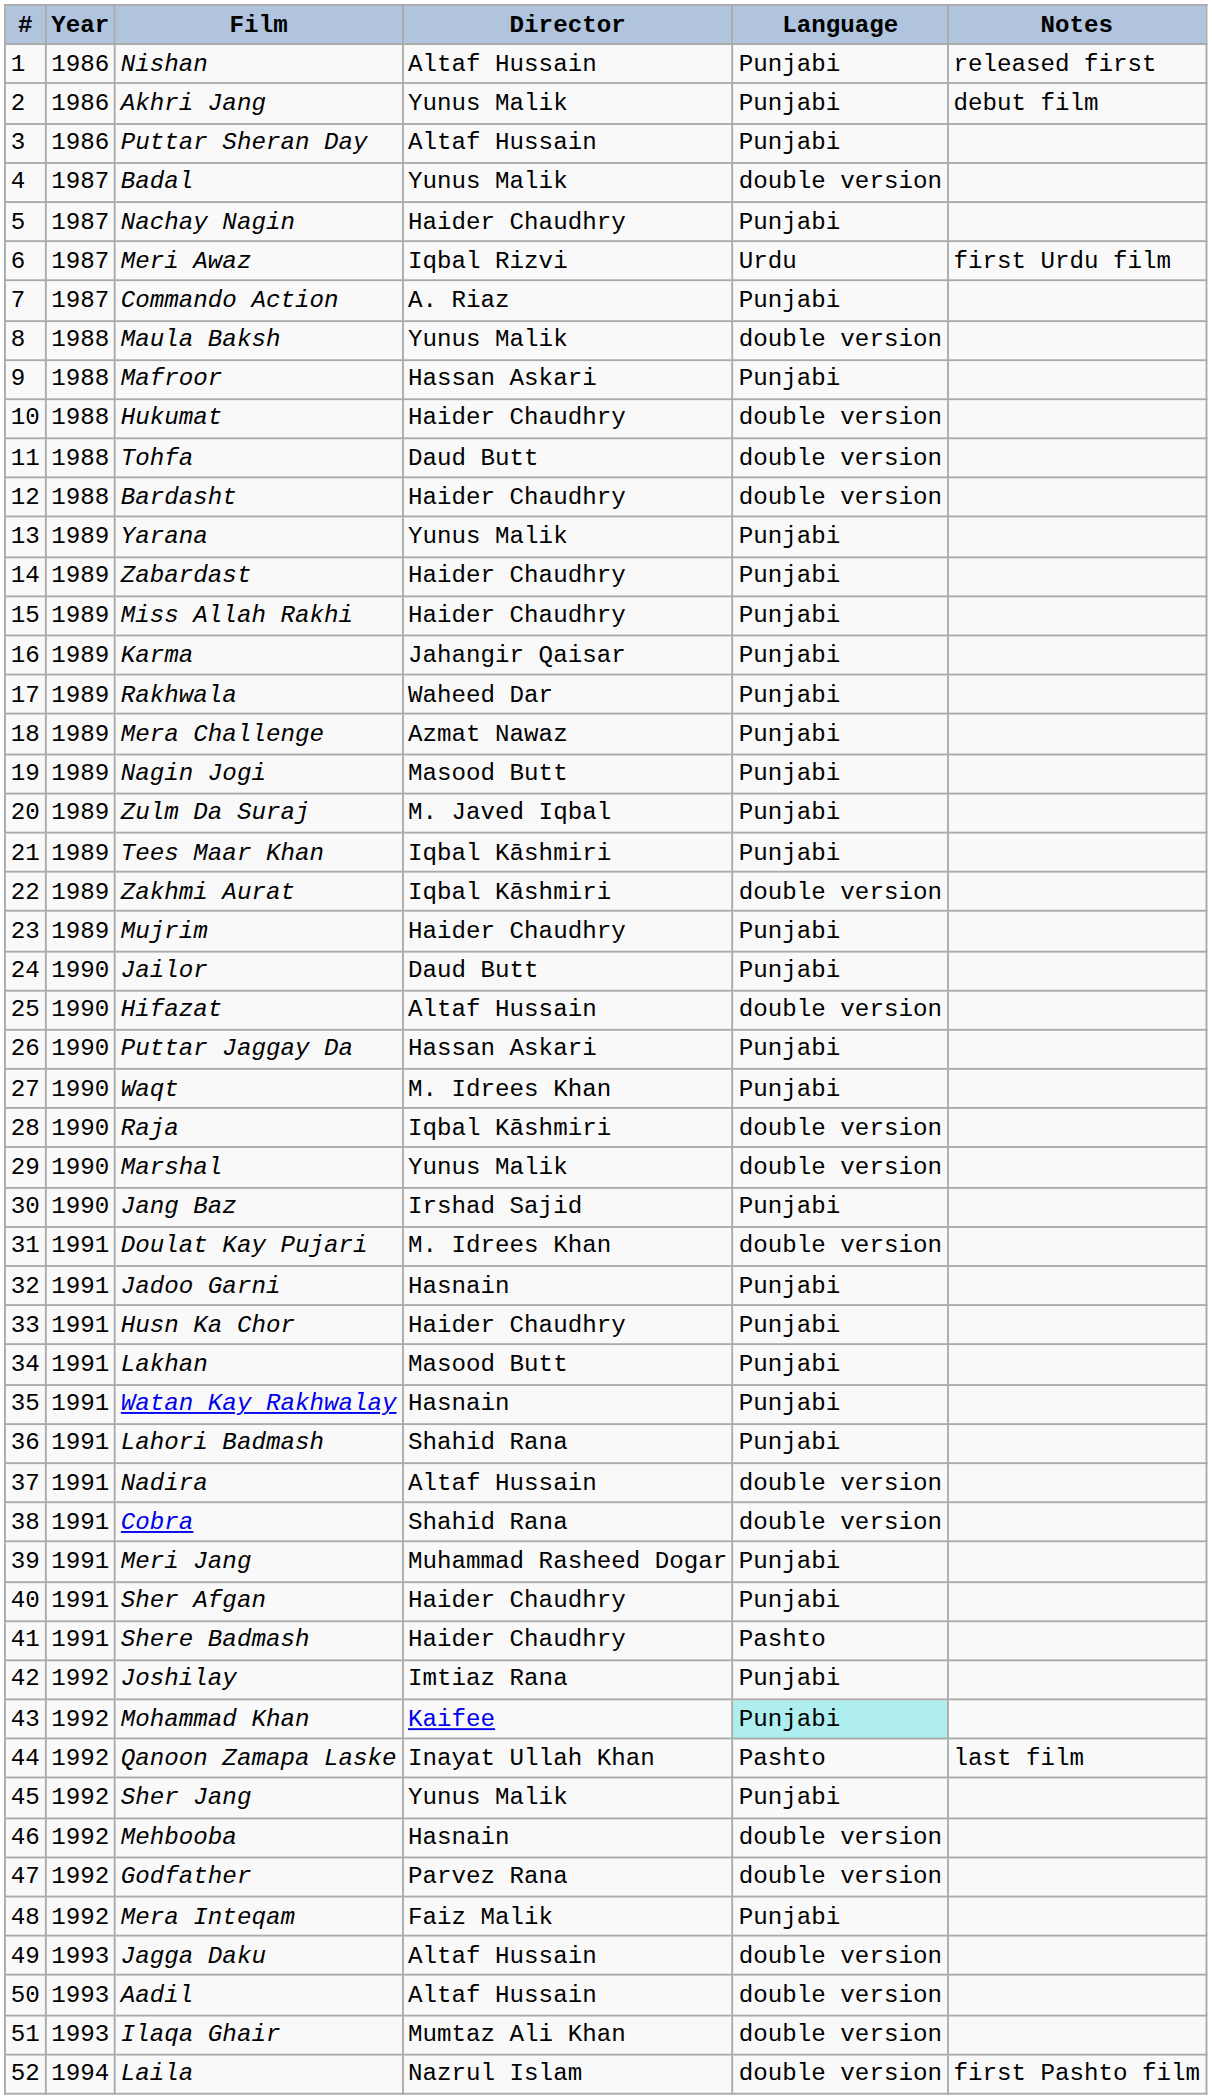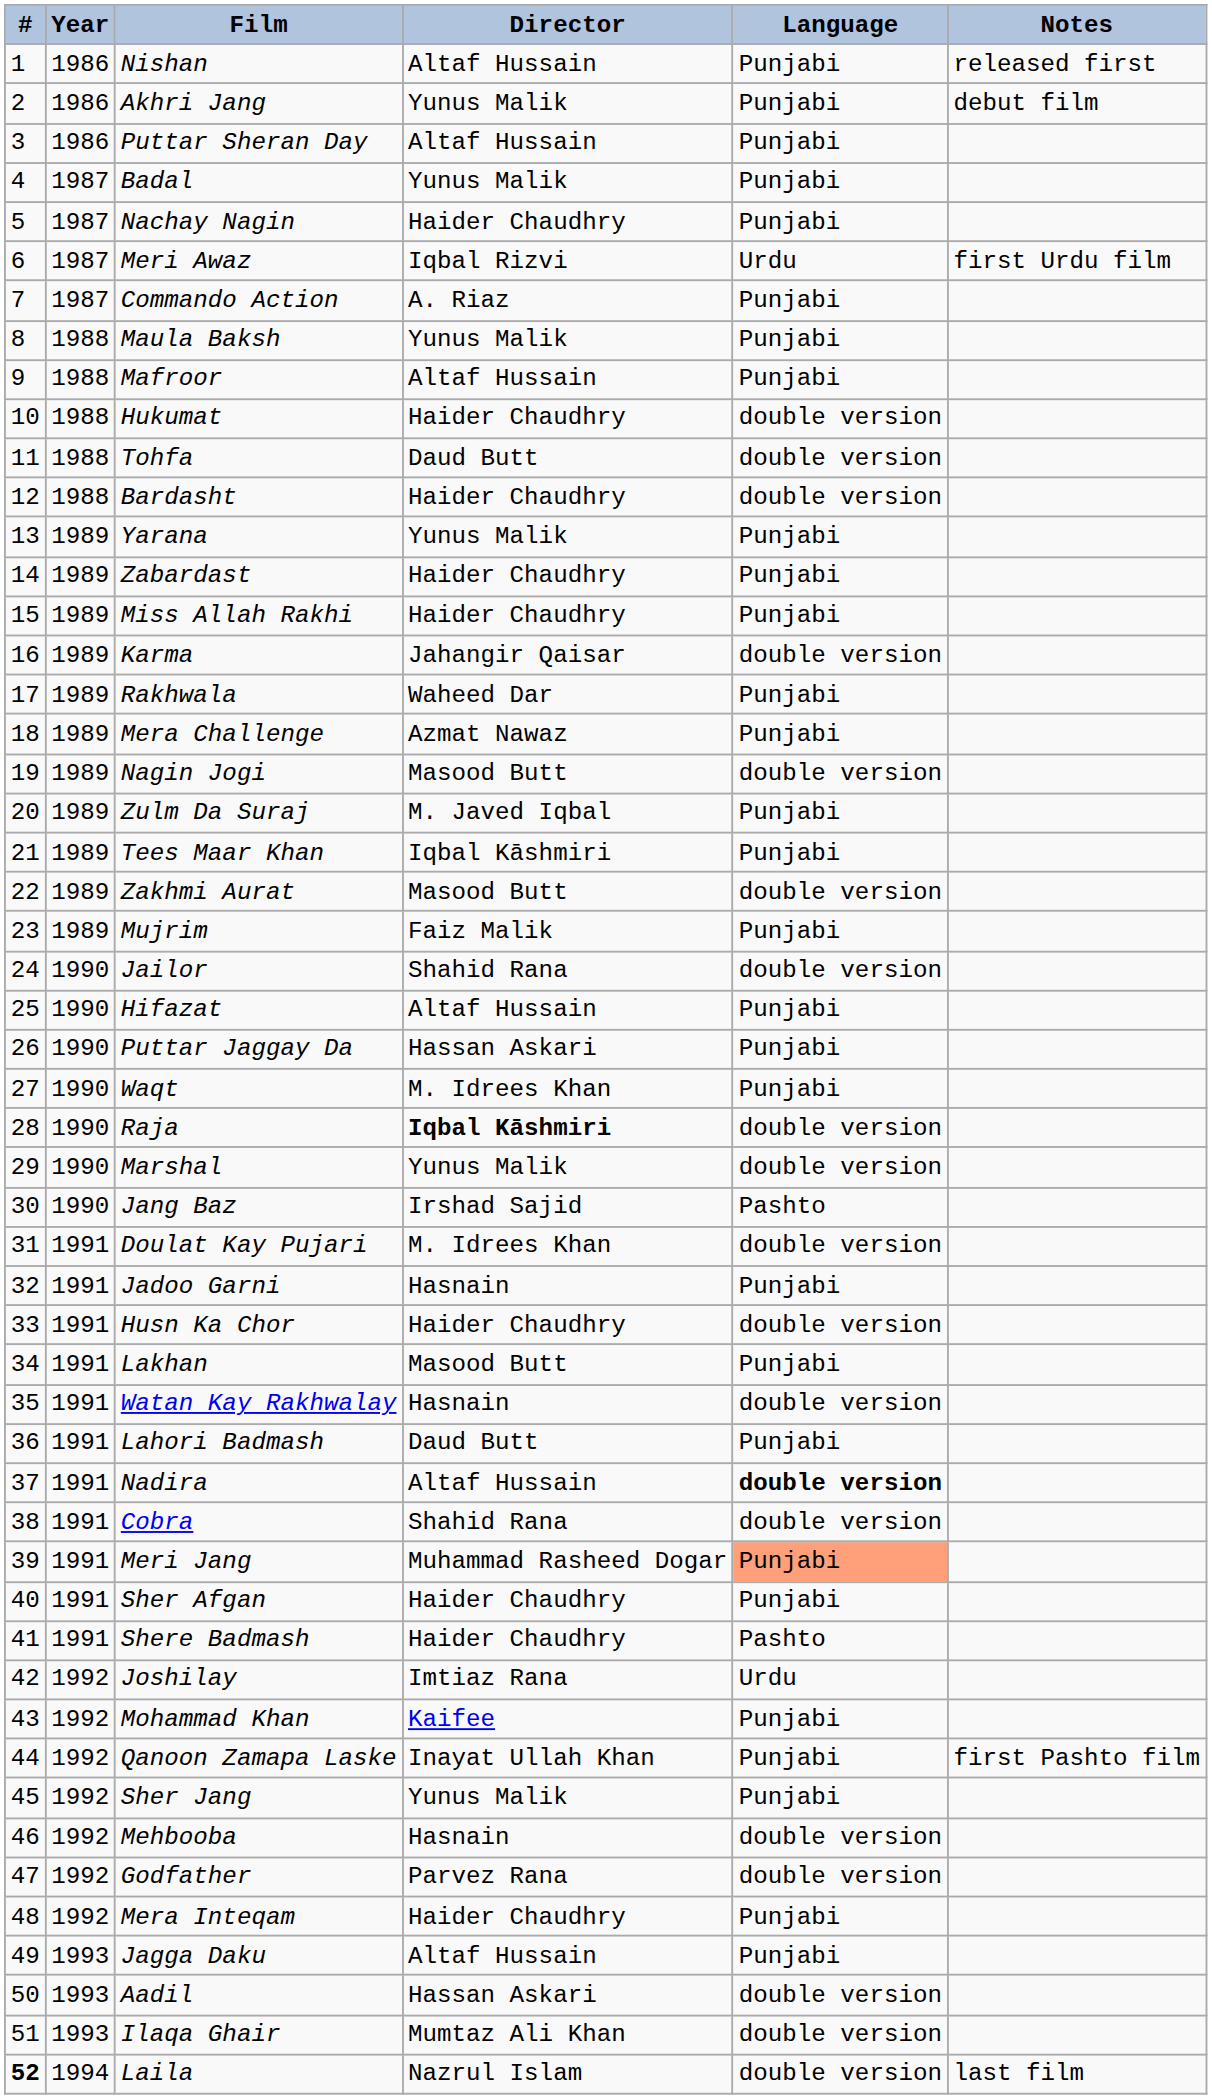(840, 182) double version -> (790, 182) Punjabi
(840, 340) double version -> (790, 340) Punjabi
(502, 379) Hassan Askari -> (502, 379) Altaf Hussain
(790, 655) Punjabi -> (840, 655) double version
(790, 773) Punjabi -> (840, 773) double version
(510, 892) Iqbal Kāshmiri -> (488, 892) Masood Butt
(517, 931) Haider Chaudhry -> (481, 931) Faiz Malik
(473, 970) Daud Butt -> (488, 970) Shahid Rana
(790, 970) Punjabi -> (840, 970) double version
(840, 1010) double version -> (790, 1010) Punjabi
(510, 1128) normal -> (510, 1128) bold
(790, 1207) Punjabi -> (782, 1207) Pashto
(790, 1325) Punjabi -> (840, 1325) double version
(790, 1404) Punjabi -> (840, 1404) double version
(488, 1443) Shahid Rana -> (473, 1443) Daud Butt
(840, 1483) normal -> (840, 1483) bold
(790, 1562) no background -> (790, 1562) lightsalmon background
(790, 1680) Punjabi -> (768, 1680) Urdu
(790, 1719) paleturquoise background -> (790, 1719) no background
(782, 1759) Pashto -> (790, 1759) Punjabi
(1019, 1759) last film -> (1077, 1759) first Pashto film
(481, 1916) Faiz Malik -> (517, 1916) Haider Chaudhry
(840, 1956) double version -> (790, 1956) Punjabi
(502, 1995) Altaf Hussain -> (502, 1995) Hassan Askari
(25, 2074) normal -> (25, 2074) bold
(1077, 2074) first Pashto film -> (1019, 2074) last film
